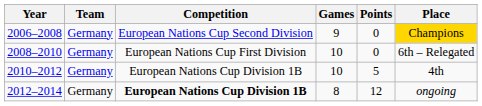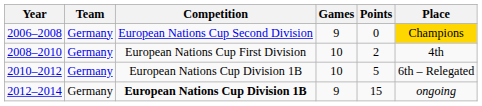(376, 52) 0 -> (376, 52) 2
(436, 52) 6th – Relegated -> (436, 52) 4th
(436, 71) 4th -> (436, 71) 6th – Relegated
(336, 91) 8 -> (336, 91) 9
(376, 91) 12 -> (376, 91) 15
